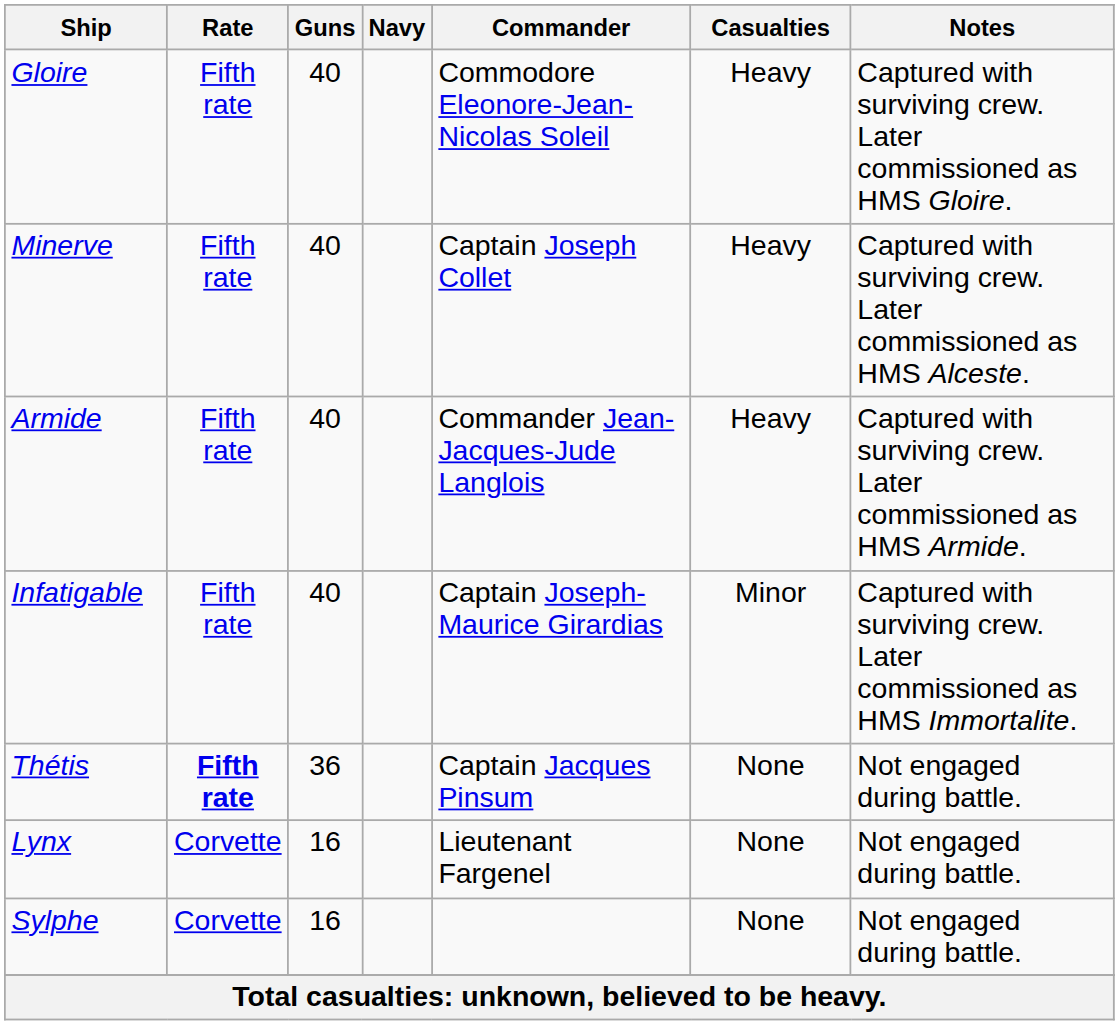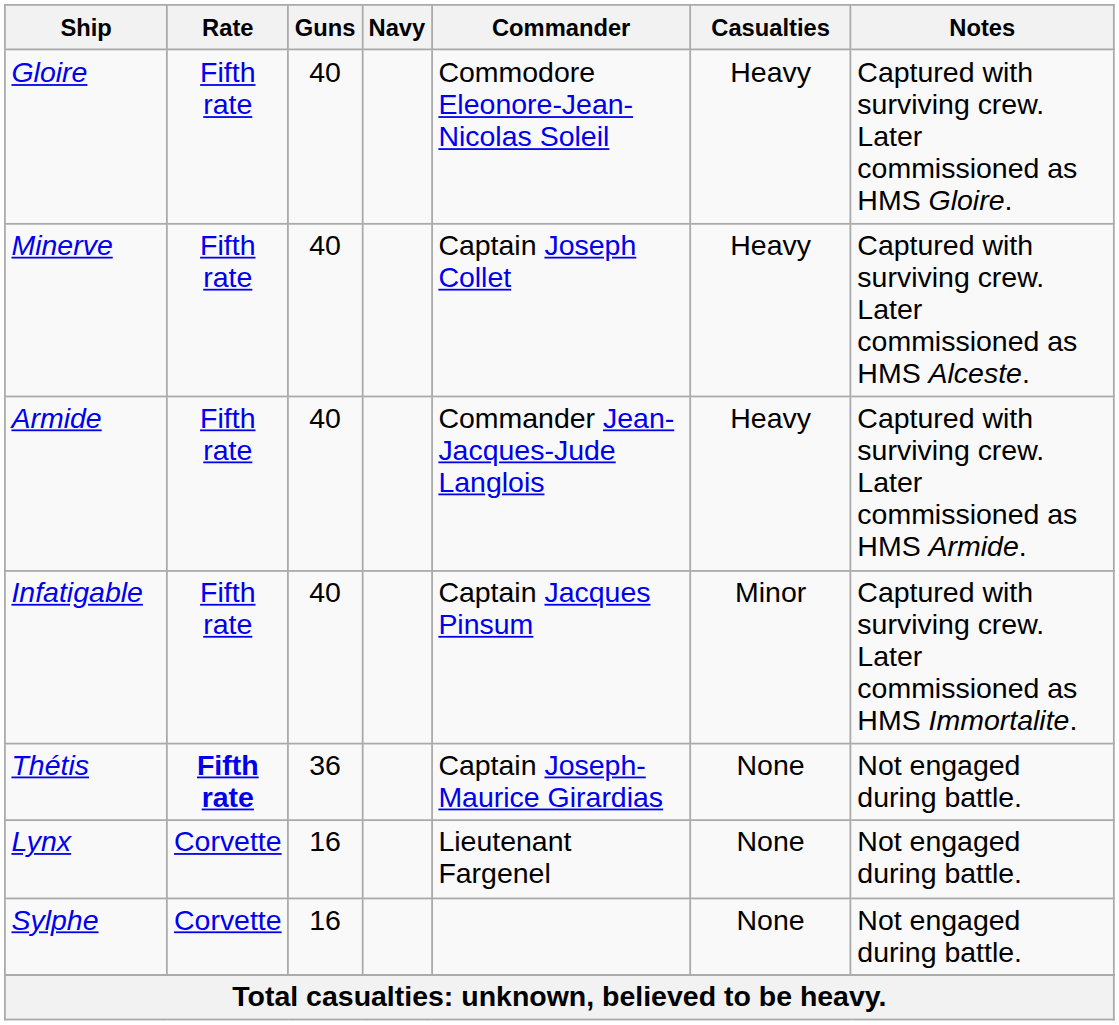(551, 608) Captain Joseph-Maurice Girardias -> (544, 608) Captain Jacques Pinsum
(544, 781) Captain Jacques Pinsum -> (551, 781) Captain Joseph-Maurice Girardias
